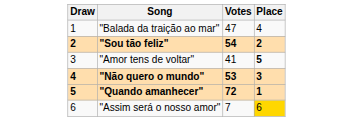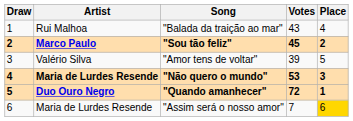+ column: (97, 12)
(231, 28) 47 -> (294, 28) 43
(231, 44) 54 -> (294, 44) 45
(231, 60) 41 -> (294, 60) 39
(259, 60) bold -> (323, 60) normal
